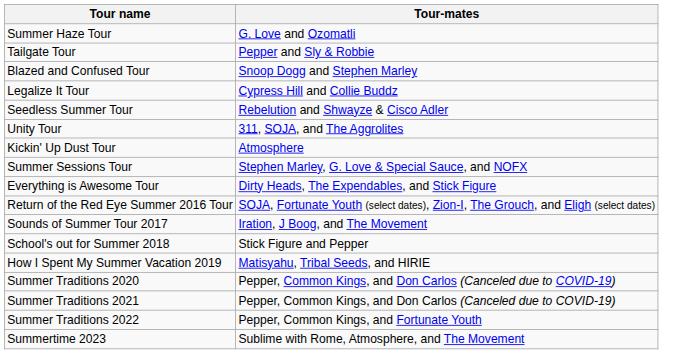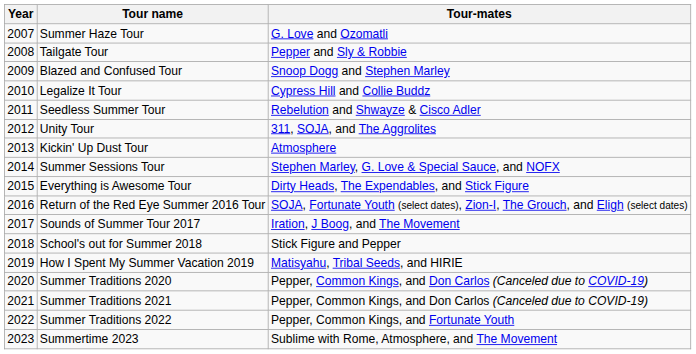+ column: (21, 14)
